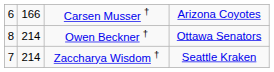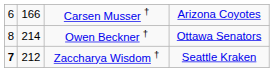(11, 57) normal -> (11, 57) bold
(31, 57) 214 -> (31, 57) 212
